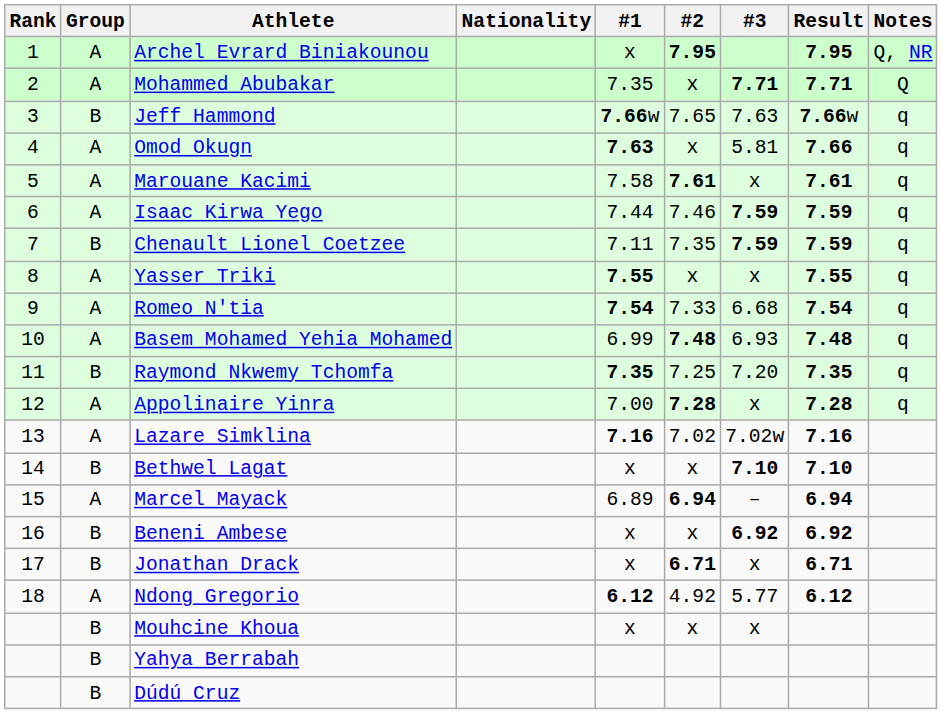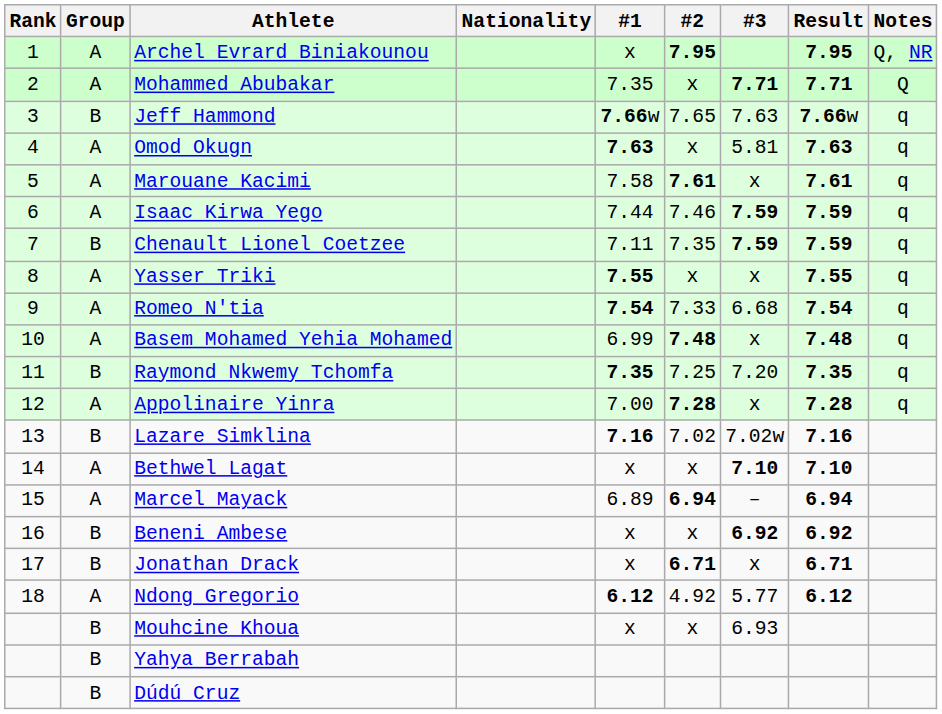(829, 149) 7.66 -> (829, 149) 7.63
(755, 341) 6.93 -> (755, 341) x
(95, 437) A -> (95, 437) B
(95, 469) B -> (95, 469) A
(755, 629) x -> (755, 629) 6.93
